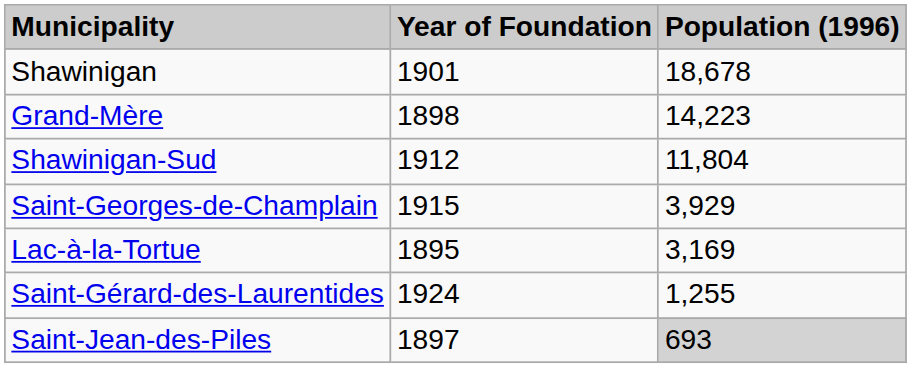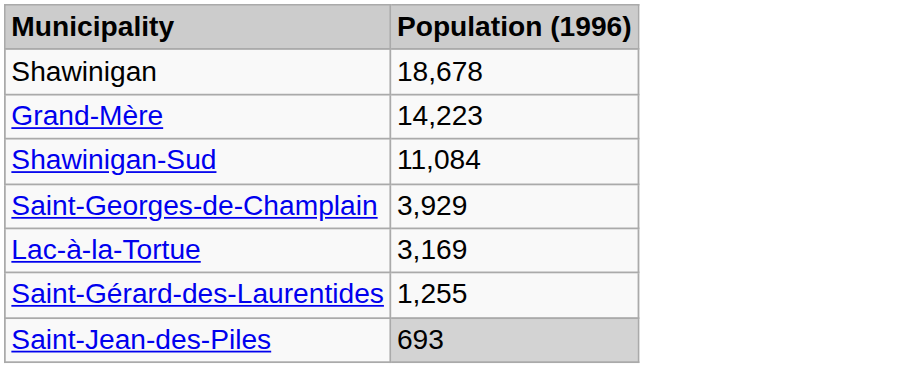- column: (524, 26)
(707, 160) 11,804 -> (439, 160) 11,084
